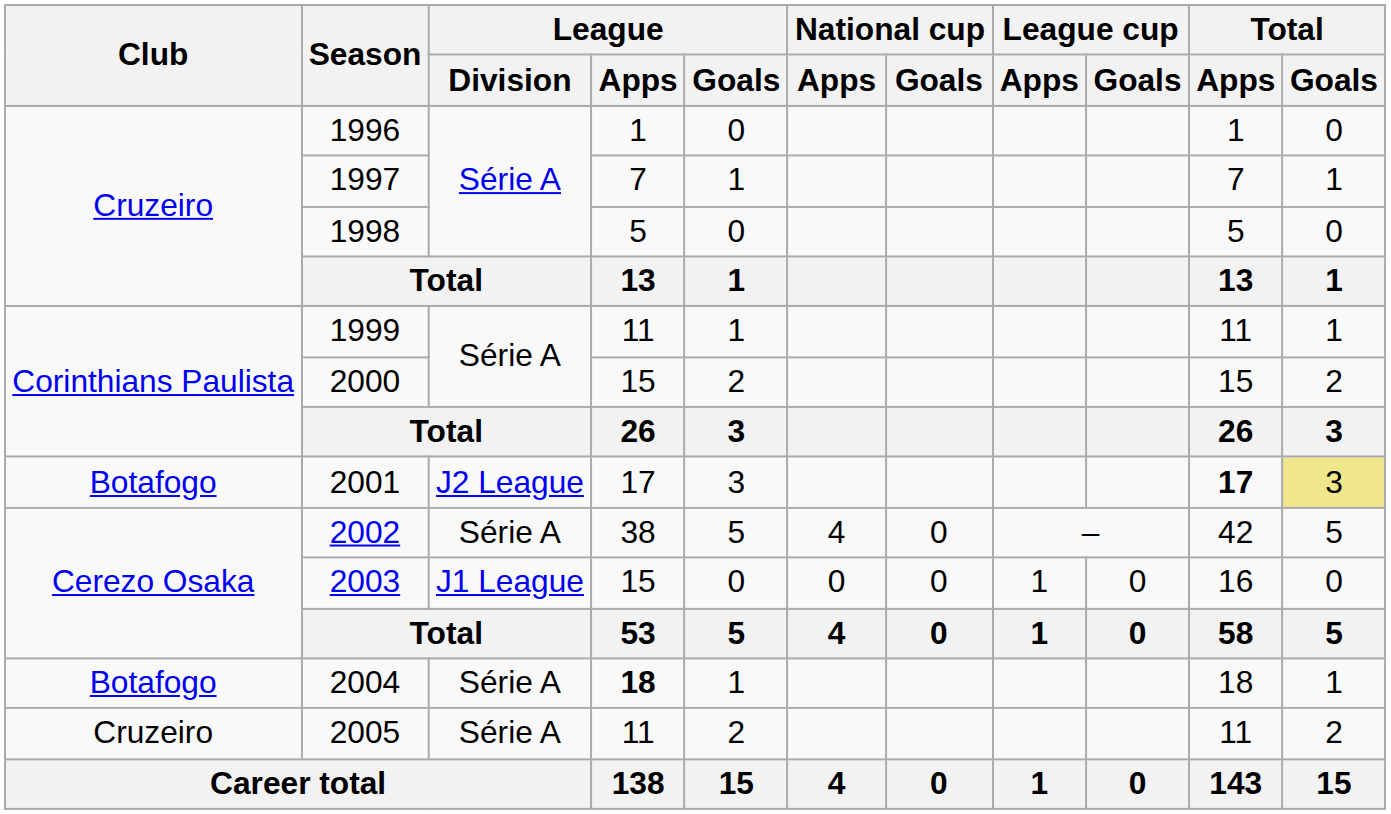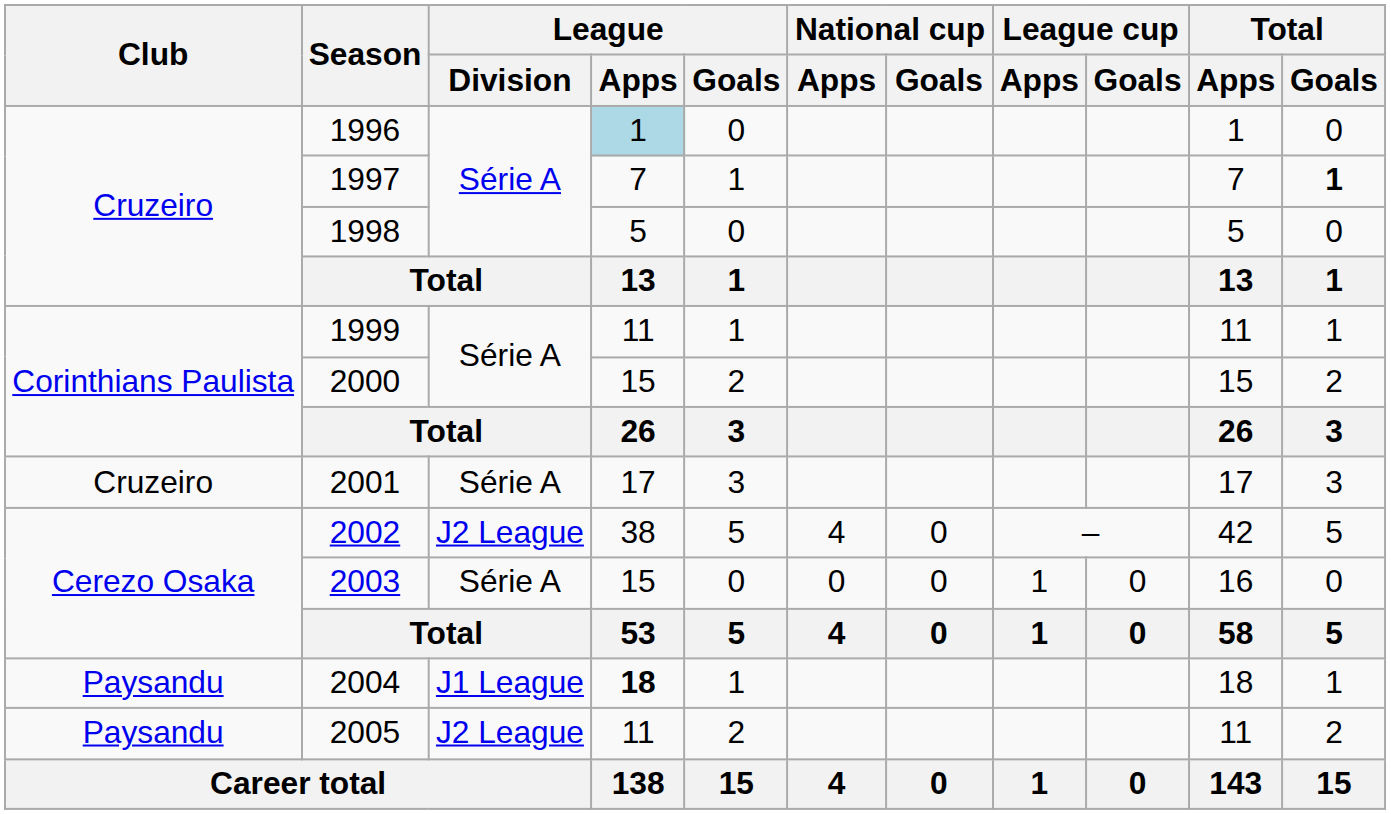(638, 130) no background -> (638, 130) lightblue background
(1334, 180) normal -> (1334, 180) bold
(153, 481) Botafogo -> (153, 481) Cruzeiro
(510, 481) J2 League -> (510, 481) Série A
(1236, 481) bold -> (1236, 481) normal
(1334, 481) khaki background -> (1334, 481) no background
(510, 532) Série A -> (510, 532) J2 League
(510, 582) J1 League -> (510, 582) Série A
(153, 682) Botafogo -> (153, 682) Paysandu
(510, 682) Série A -> (510, 682) J1 League
(153, 733) Cruzeiro -> (153, 733) Paysandu
(510, 733) Série A -> (510, 733) J2 League
